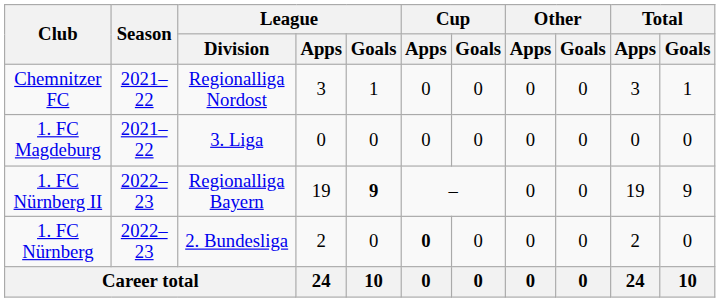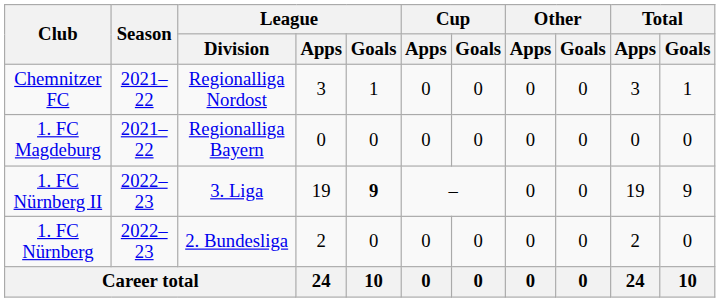(237, 140) 3. Liga -> (237, 140) Regionalliga Bayern
(237, 190) Regionalliga Bayern -> (237, 190) 3. Liga
(426, 241) bold -> (426, 241) normal
